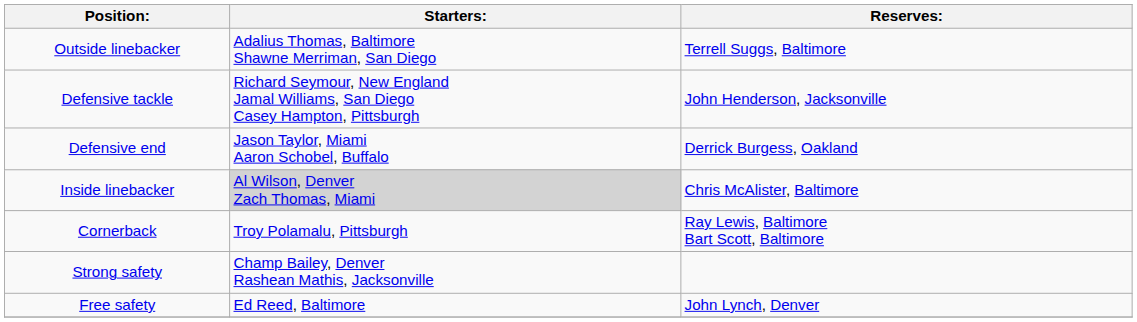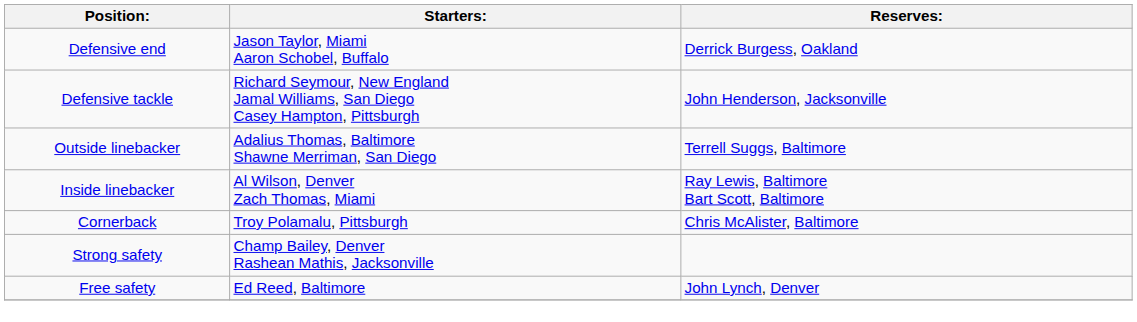rows swapped: (117, 148) <-> (117, 49)
(304, 189) lightgrey background -> (304, 189) no background
(772, 189) Chris McAlister, Baltimore -> (756, 189) Ray Lewis, Baltimore Bart Scott, Baltimore
(756, 231) Ray Lewis, Baltimore Bart Scott, Baltimore -> (772, 222) Chris McAlister, Baltimore
